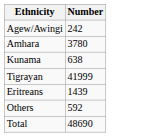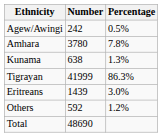+ column: (132, 12)
